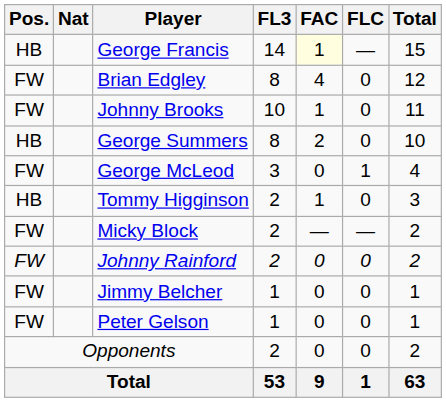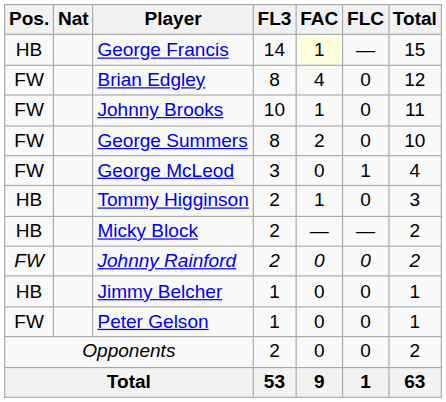(29, 140) HB -> (29, 140) FW
(29, 230) FW -> (29, 230) HB
(29, 291) FW -> (29, 291) HB
